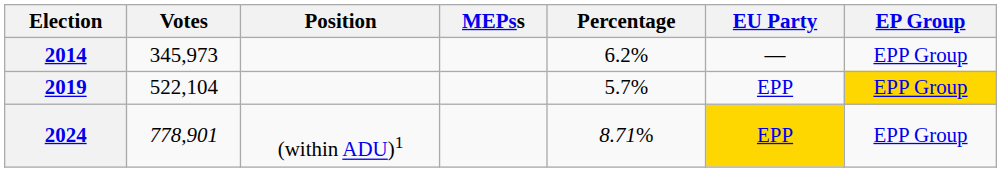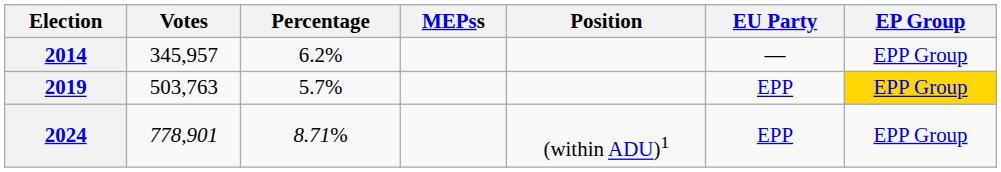columns swapped: (626, 21) <-> (341, 21)
(184, 54) 345,973 -> (184, 54) 345,957
(184, 87) 522,104 -> (184, 87) 503,763
(775, 135) gold background -> (775, 135) no background
